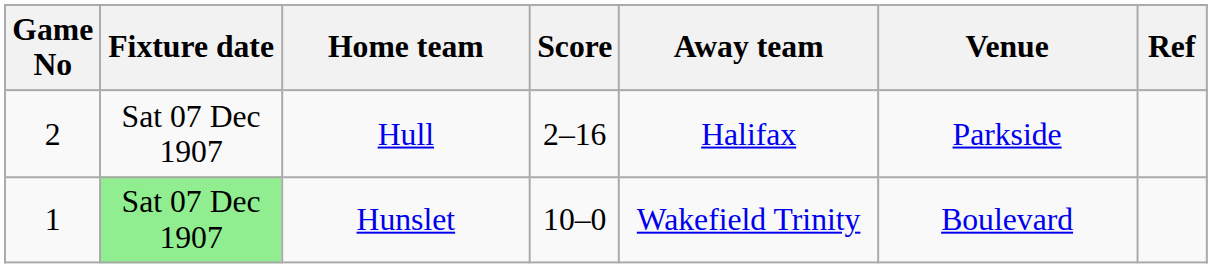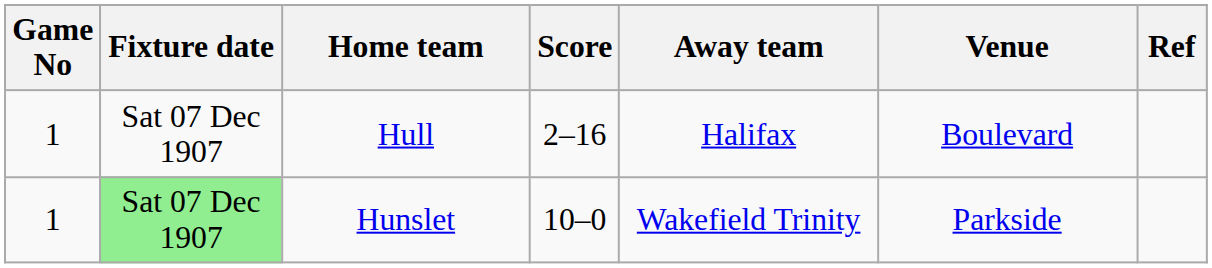(53, 133) 2 -> (53, 133) 1
(1007, 133) Parkside -> (1007, 133) Boulevard
(1007, 219) Boulevard -> (1007, 219) Parkside
